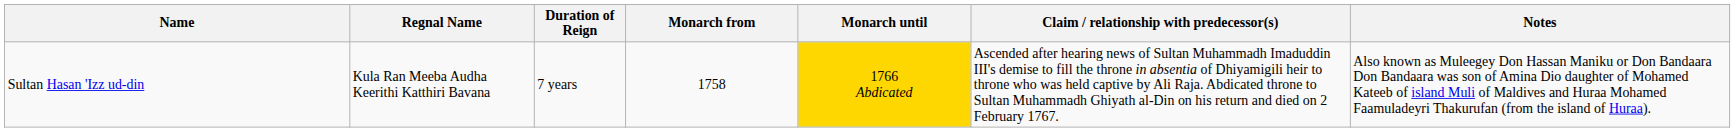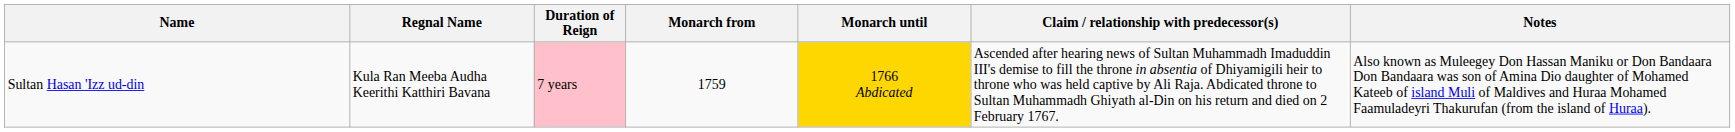(557, 84) no background -> (557, 84) pink background
(712, 84) 1758 -> (712, 84) 1759
